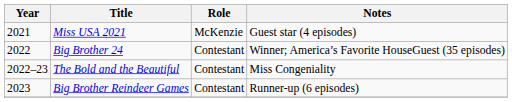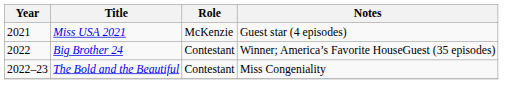- row: (121, 87)
